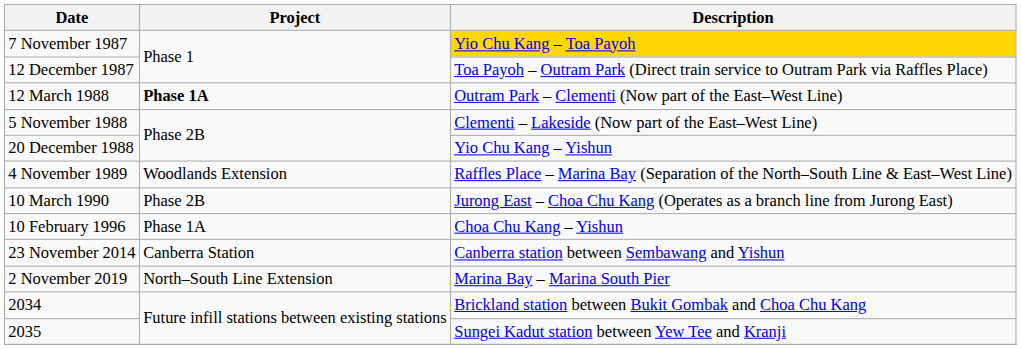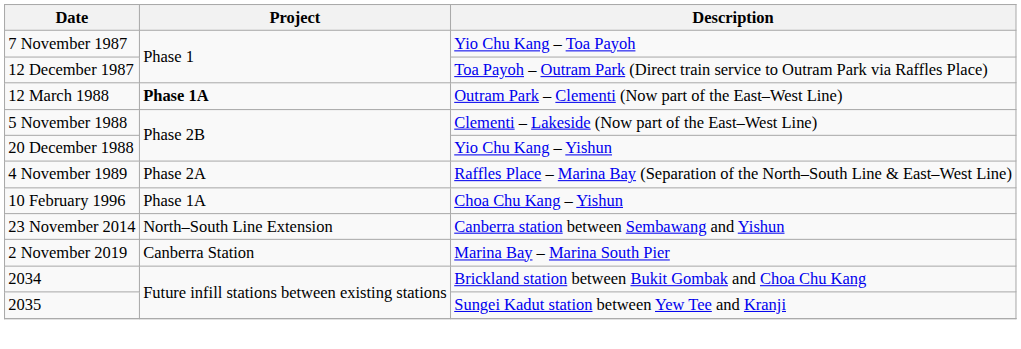(545, 43) gold background -> (545, 43) no background
(215, 174) Woodlands Extension -> (175, 174) Phase 2A
- row: (59, 200)
(199, 252) Canberra Station -> (238, 226) North–South Line Extension
(238, 278) North–South Line Extension -> (199, 252) Canberra Station
